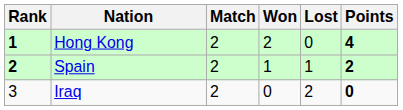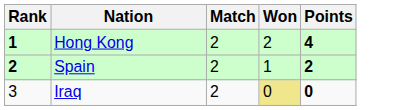- column: (321, 17)
(267, 92) no background -> (267, 92) khaki background
